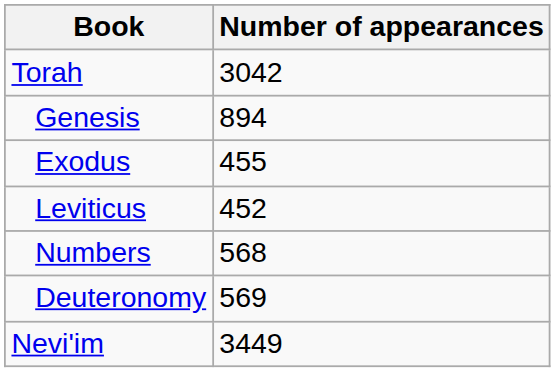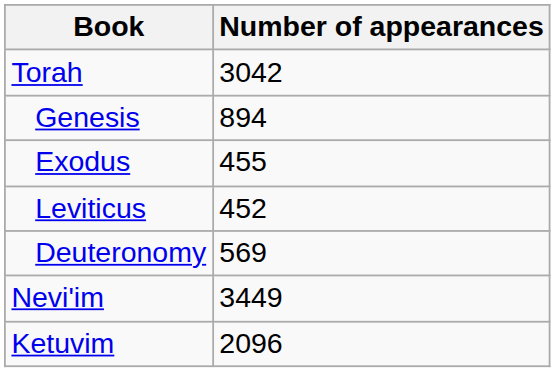- row: (81, 252)
+ row: (63, 343)
